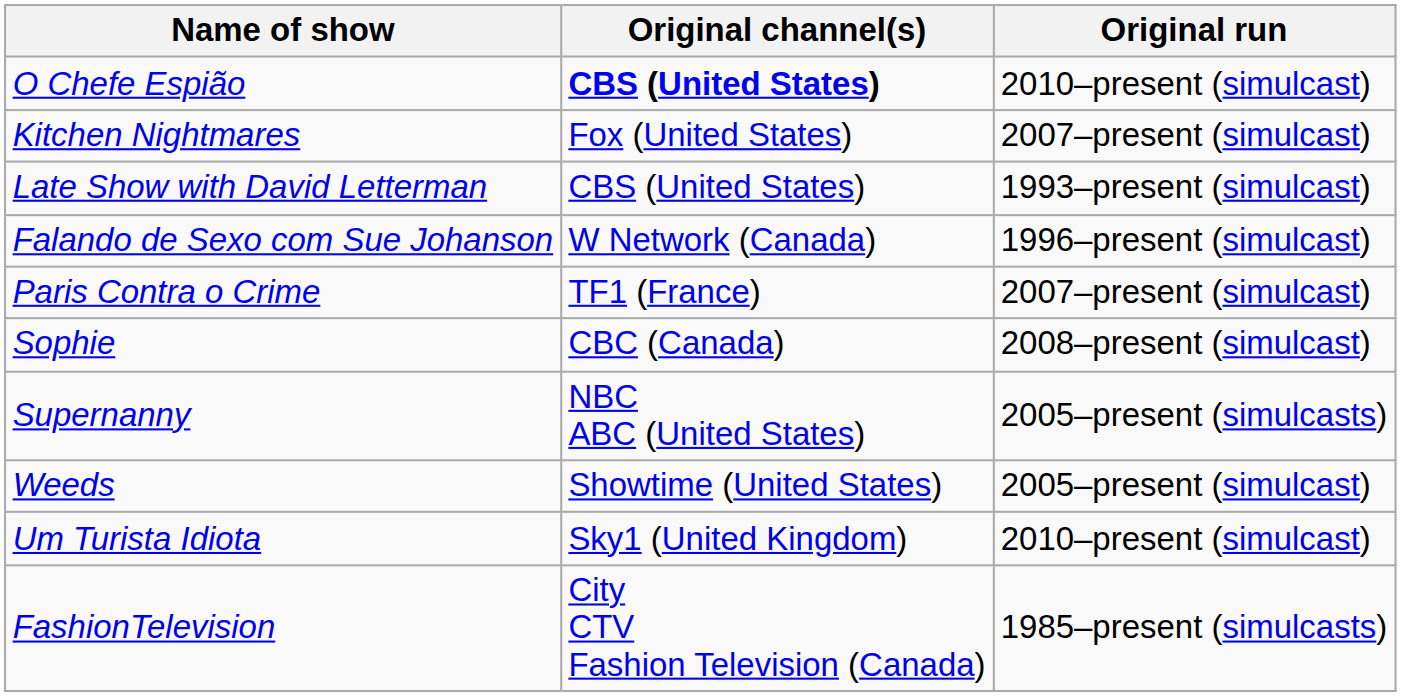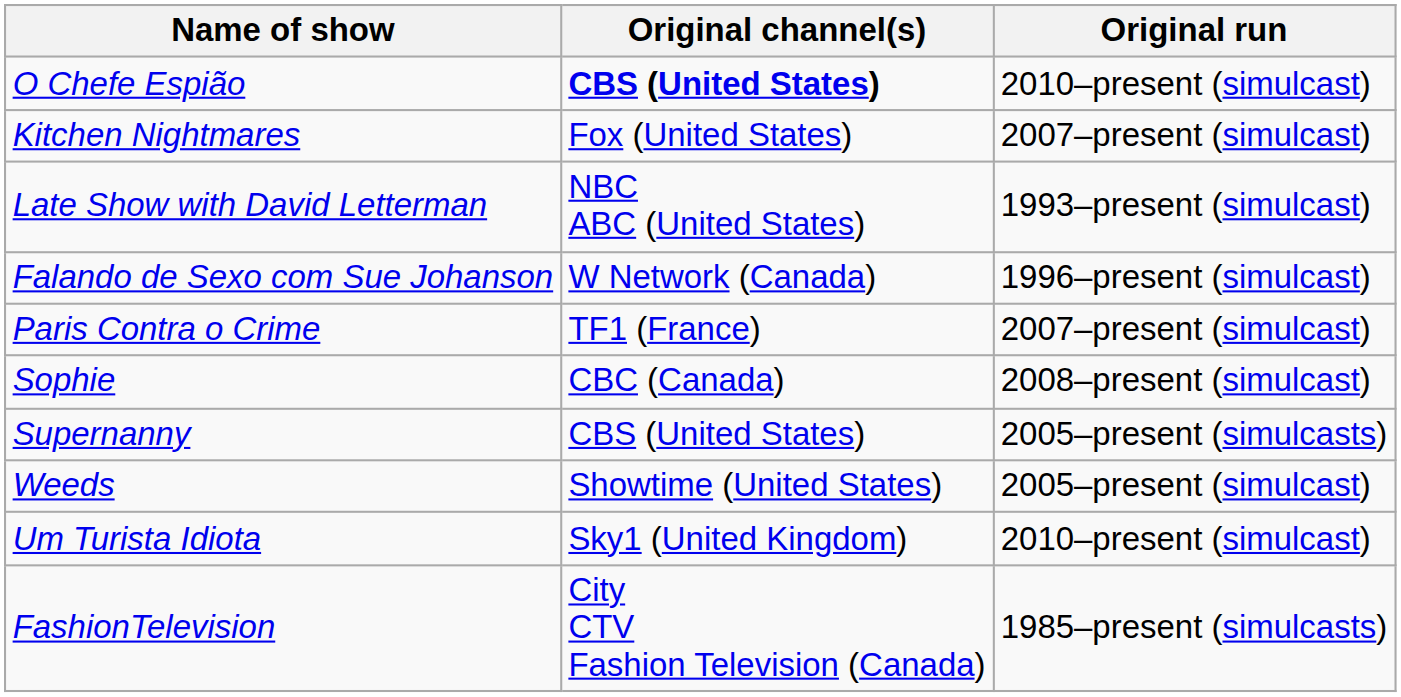(717, 187) CBS (United States) -> (717, 205) NBC ABC (United States)
(717, 415) NBC ABC (United States) -> (717, 433) CBS (United States)
